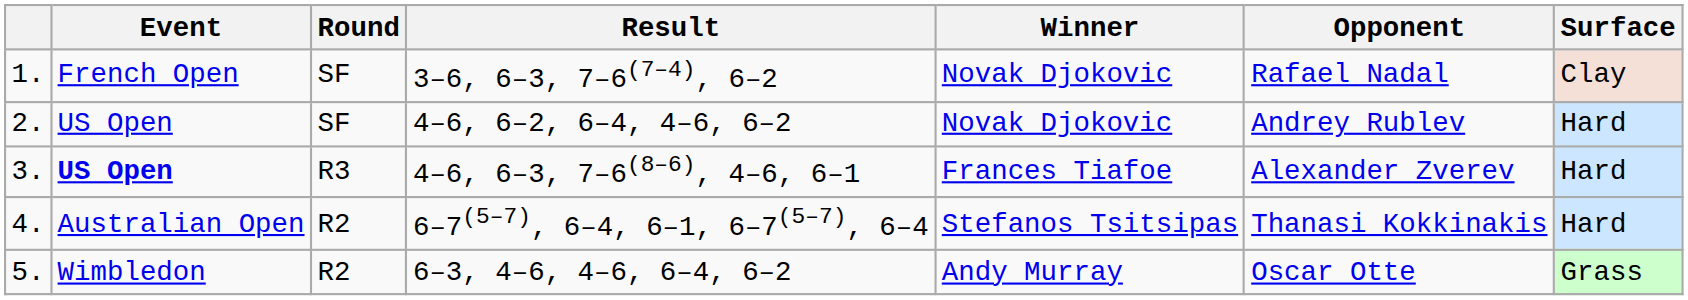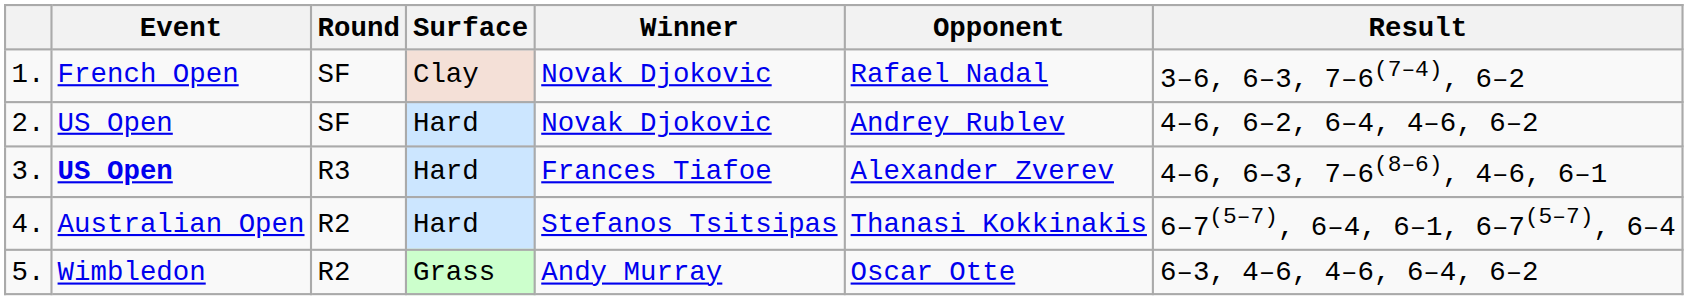columns swapped: (1618, 27) <-> (671, 27)
